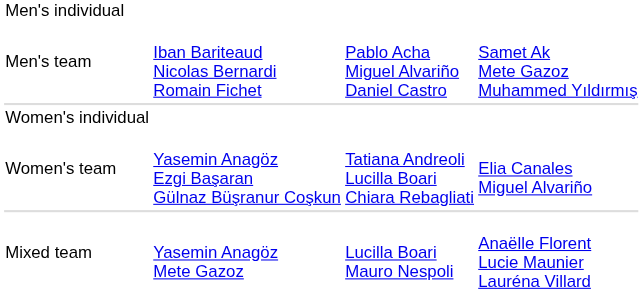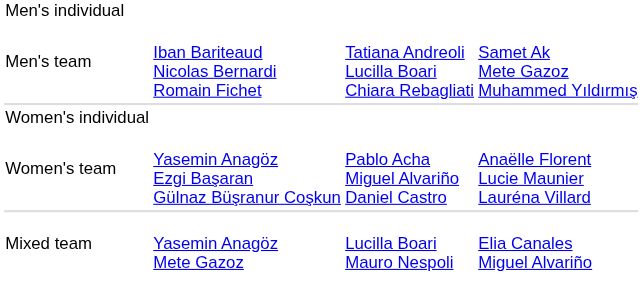(402, 71) Pablo Acha Miguel Alvariño Daniel Castro -> (410, 71) Tatiana Andreoli Lucilla Boari Chiara Rebagliati
(410, 178) Tatiana Andreoli Lucilla Boari Chiara Rebagliati -> (402, 178) Pablo Acha Miguel Alvariño Daniel Castro
(535, 178) Elia Canales Miguel Alvariño -> (535, 178) Anaëlle Florent Lucie Maunier Lauréna Villard
(535, 262) Anaëlle Florent Lucie Maunier Lauréna Villard -> (535, 253) Elia Canales Miguel Alvariño
